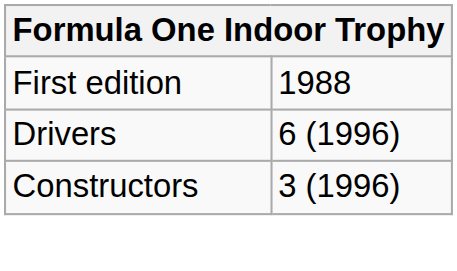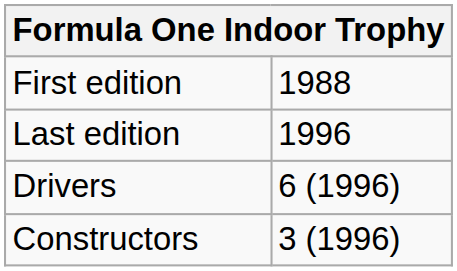+ row: (96, 134)
